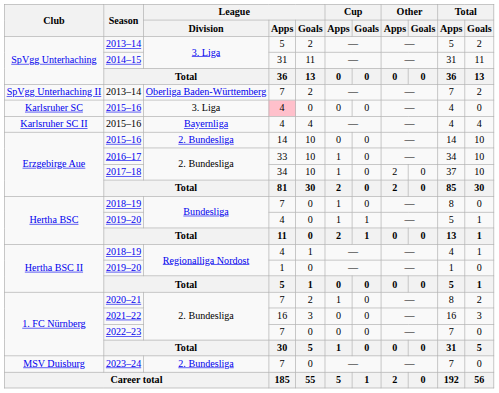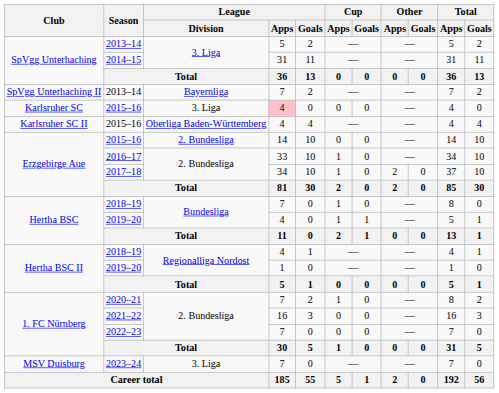(206, 92) Oberliga Baden-Württemberg -> (206, 92) Bayernliga
(206, 124) Bayernliga -> (206, 124) Oberliga Baden-Württemberg
(206, 364) 2. Bundesliga -> (206, 364) 3. Liga
